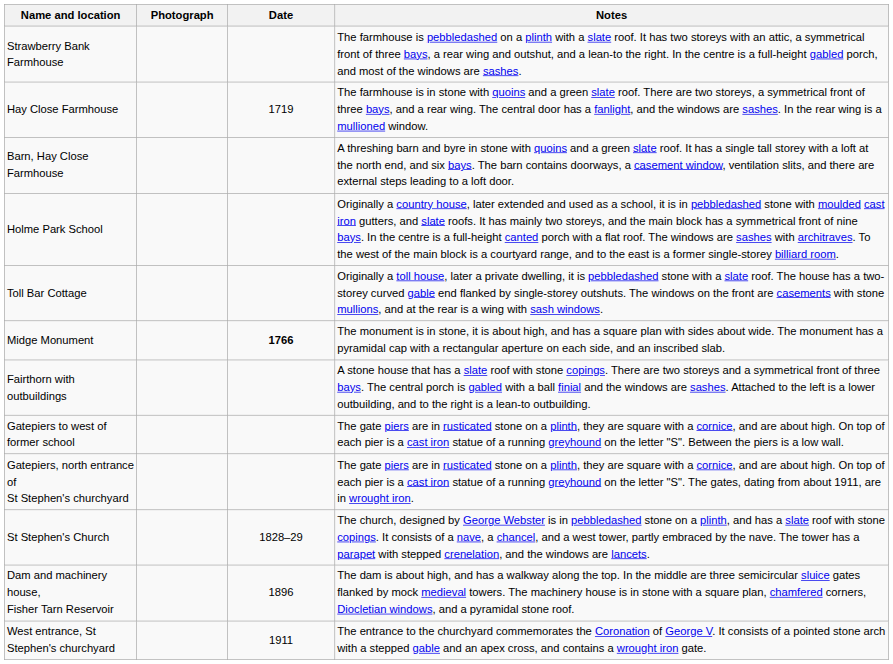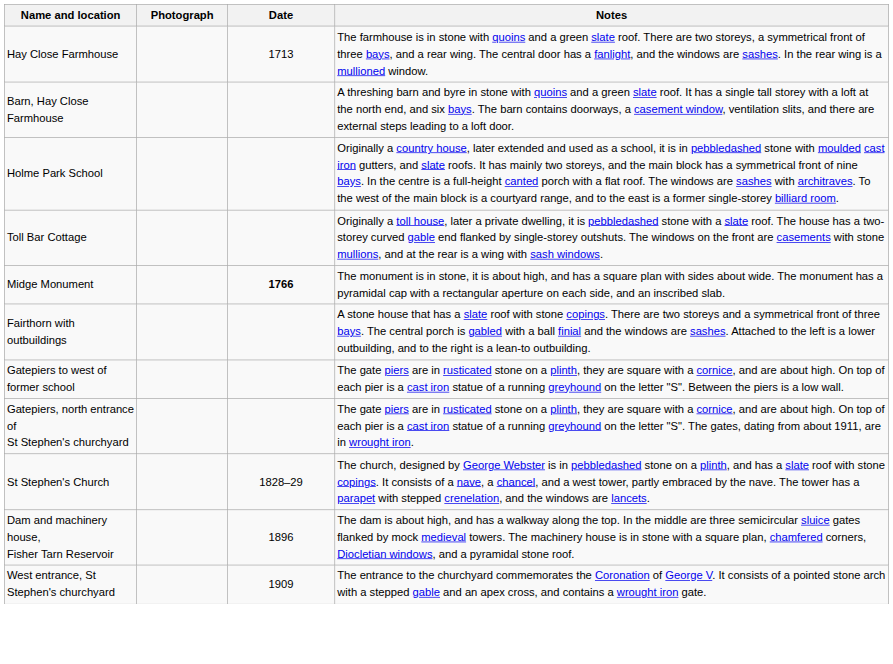- row: (48, 54)
(281, 109) 1719 -> (281, 54) 1713
(281, 640) 1911 -> (281, 584) 1909
